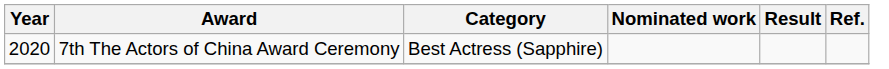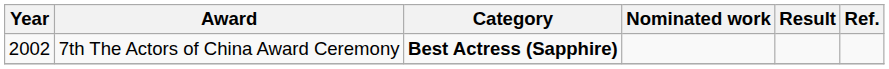(30, 48) 2020 -> (30, 48) 2002
(506, 48) normal -> (513, 48) bold
